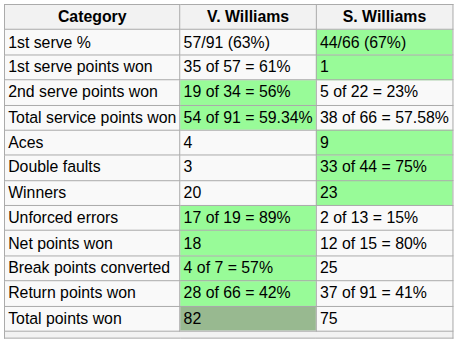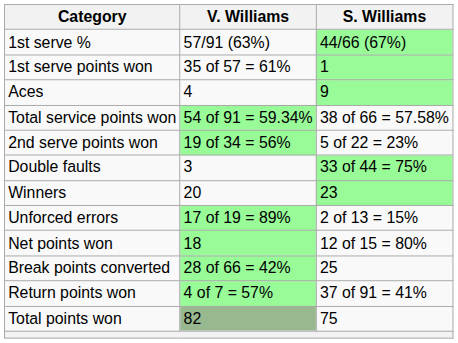rows swapped: (83, 92) <-> (26, 142)
(228, 268) 4 of 7 = 57% -> (237, 268) 28 of 66 = 42%
(237, 293) 28 of 66 = 42% -> (228, 293) 4 of 7 = 57%
